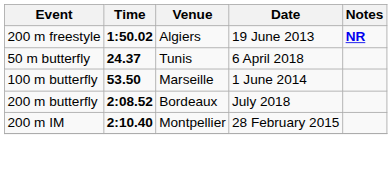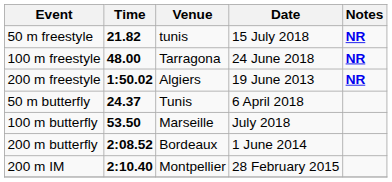+ row: (50, 36)
+ row: (54, 58)
(269, 79) 1 June 2014 -> (261, 123) July 2018
(261, 101) July 2018 -> (269, 144) 1 June 2014
